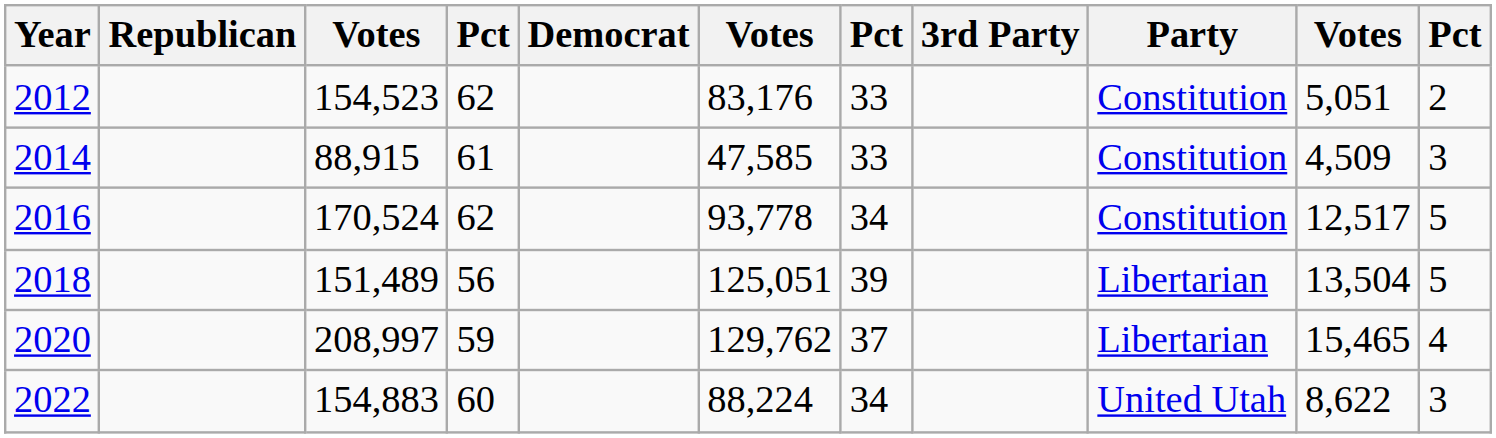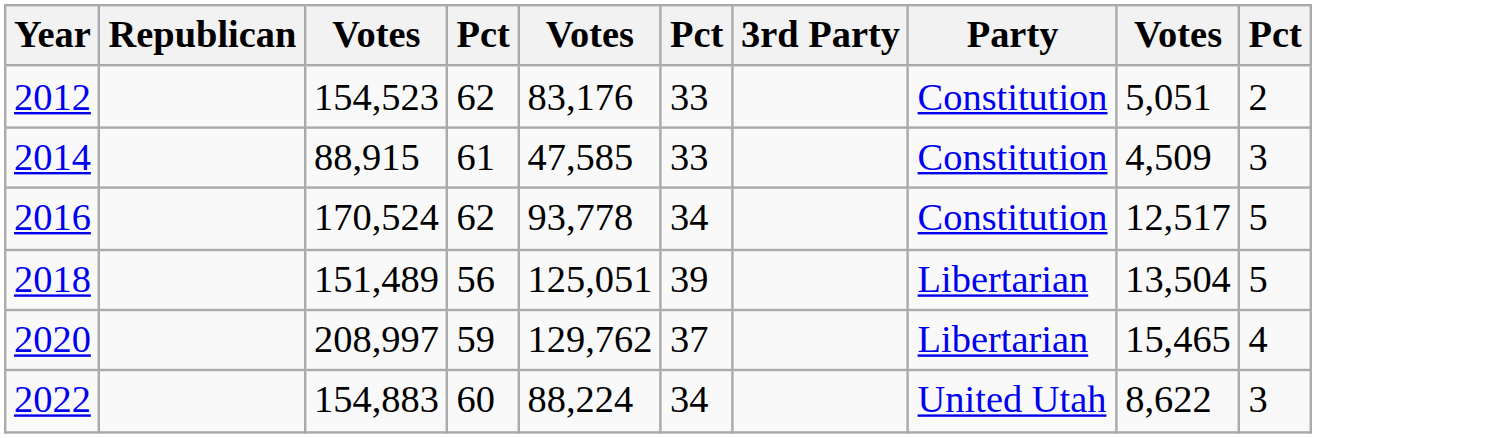- column: (609, 34)
